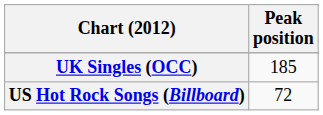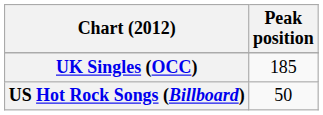(283, 95) 72 -> (283, 95) 50
